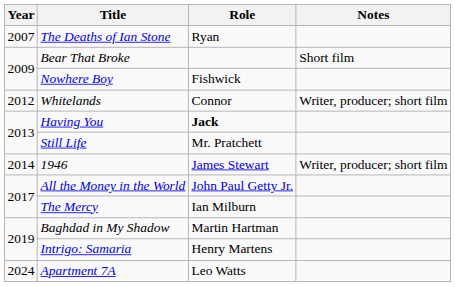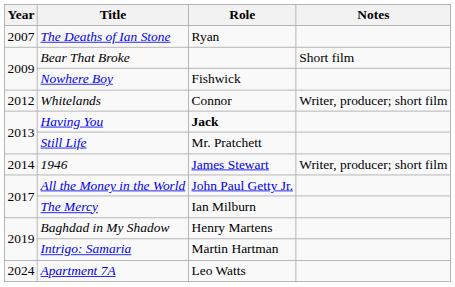(235, 228) Martin Hartman -> (232, 228) Henry Martens
(232, 249) Henry Martens -> (235, 249) Martin Hartman
